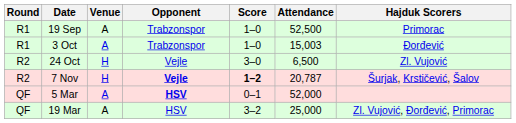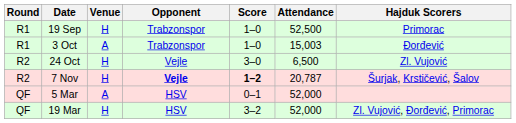(105, 29) A -> (105, 29) H
(176, 95) bold -> (176, 95) normal
(105, 111) A -> (105, 111) H
(306, 111) 25,000 -> (306, 111) 52,000
